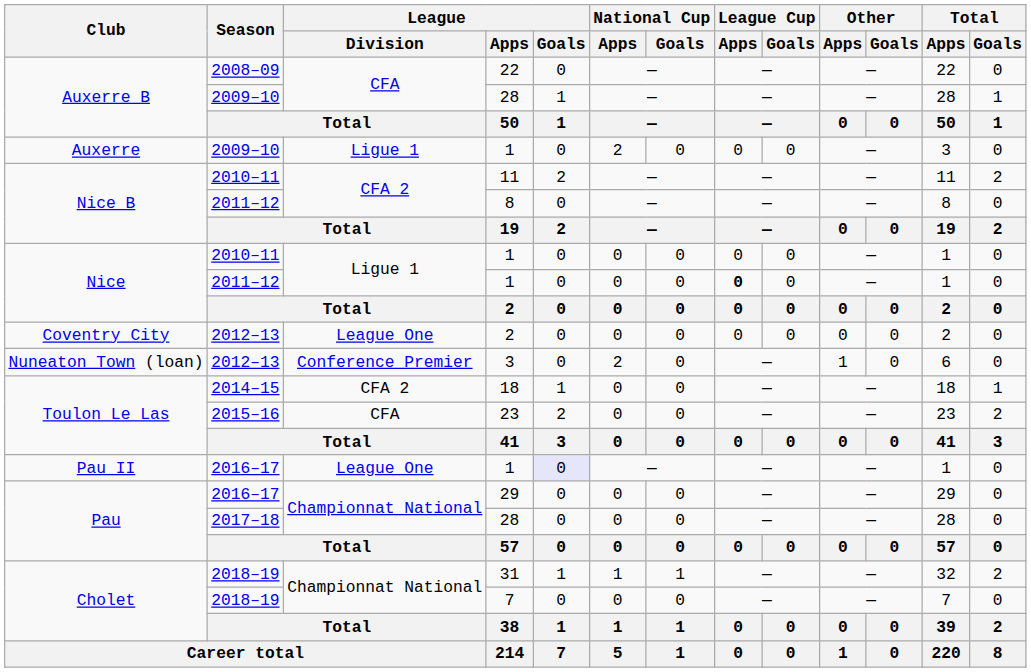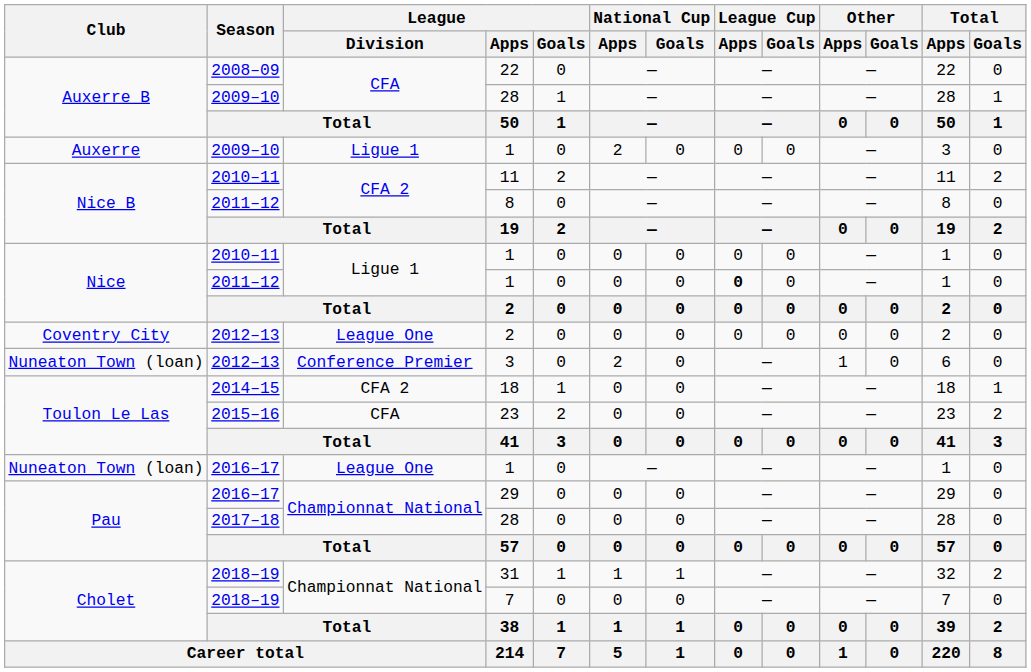(106, 468) Pau II -> (106, 468) Nuneaton Town (loan)
(561, 468) lavender background -> (561, 468) no background
